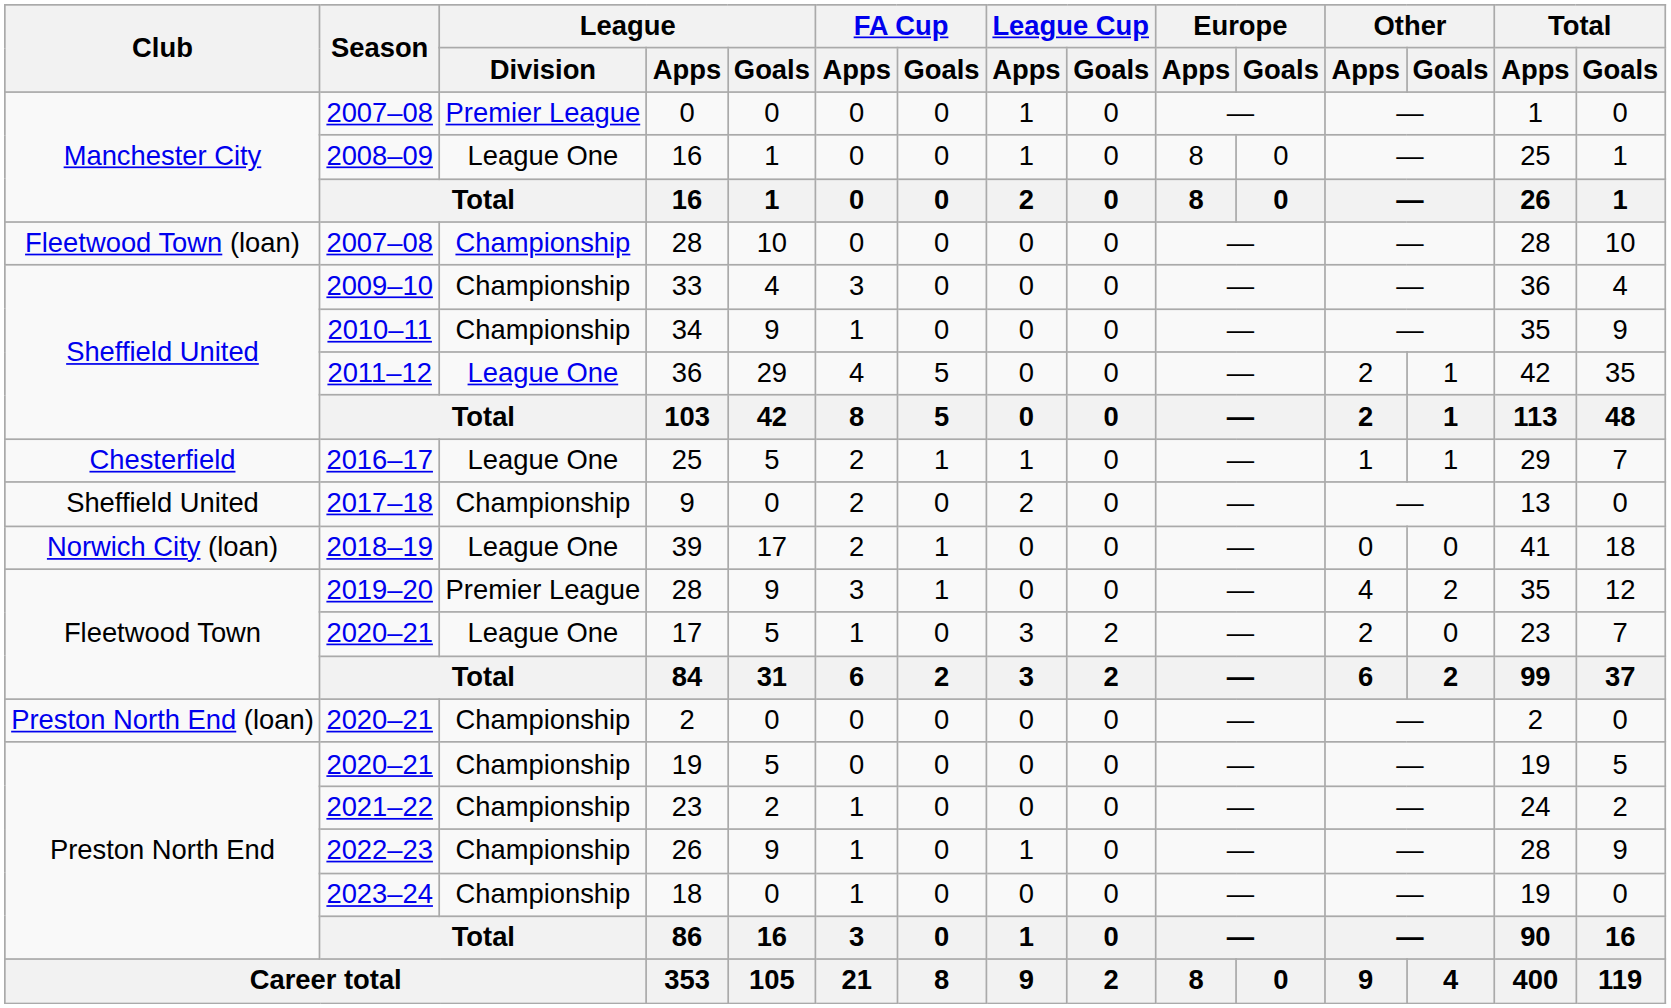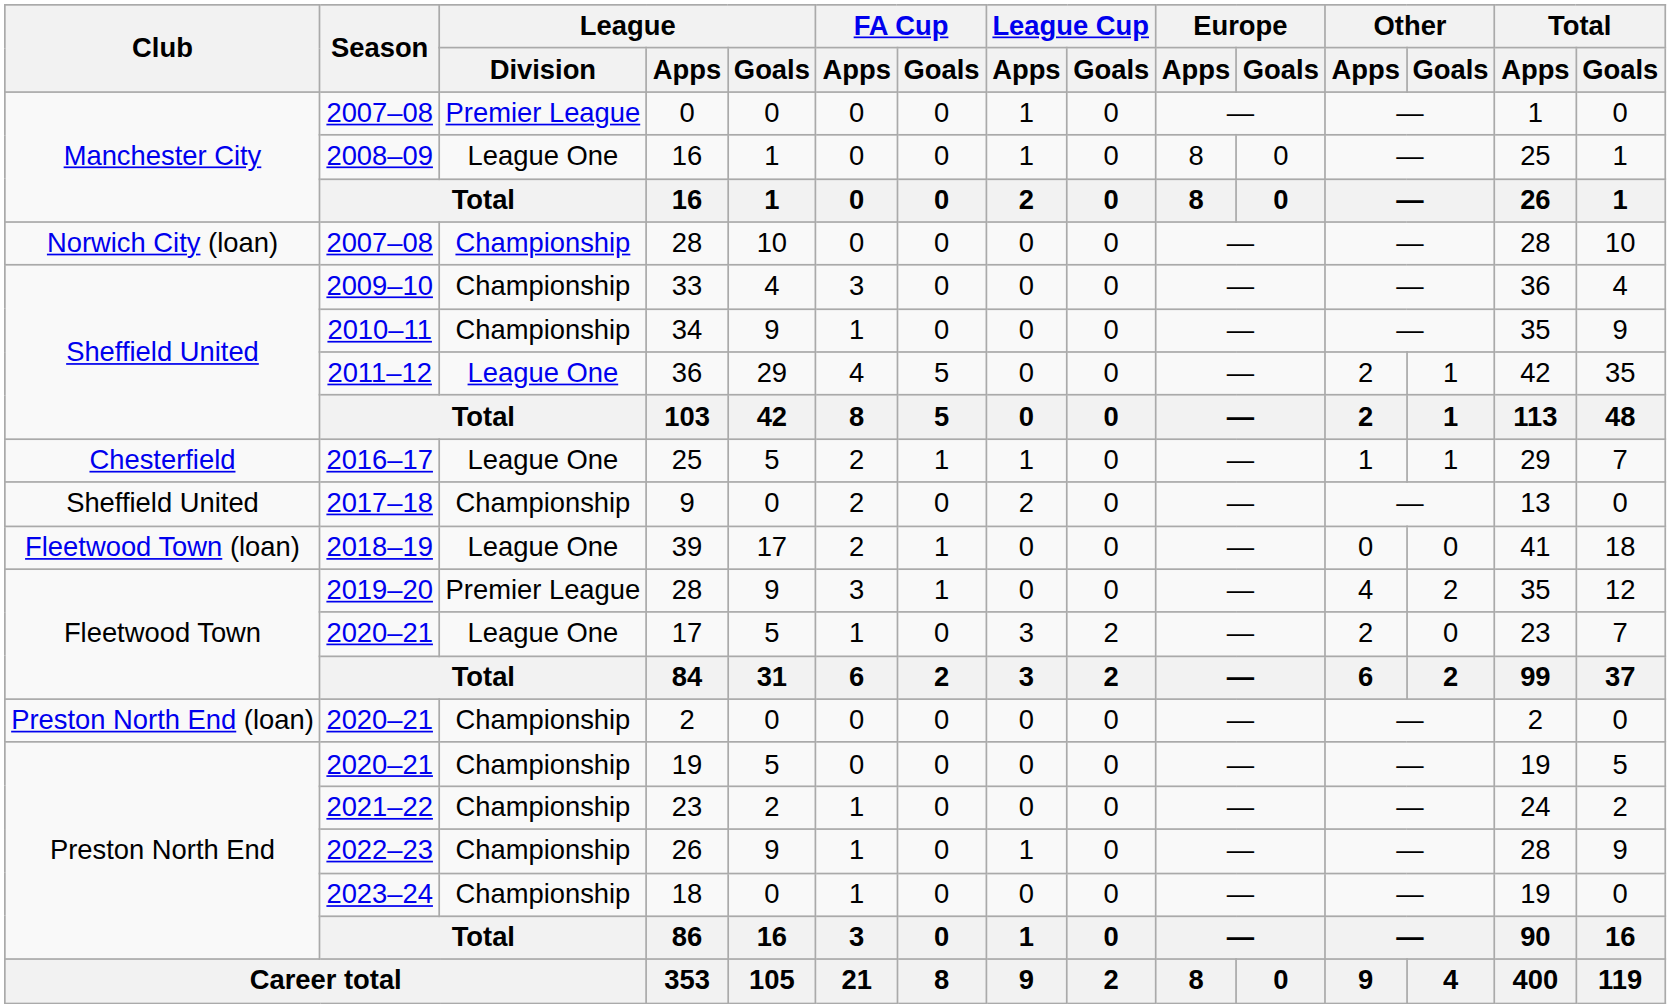(162, 243) Fleetwood Town (loan) -> (162, 243) Norwich City (loan)
(162, 546) Norwich City (loan) -> (162, 546) Fleetwood Town (loan)
